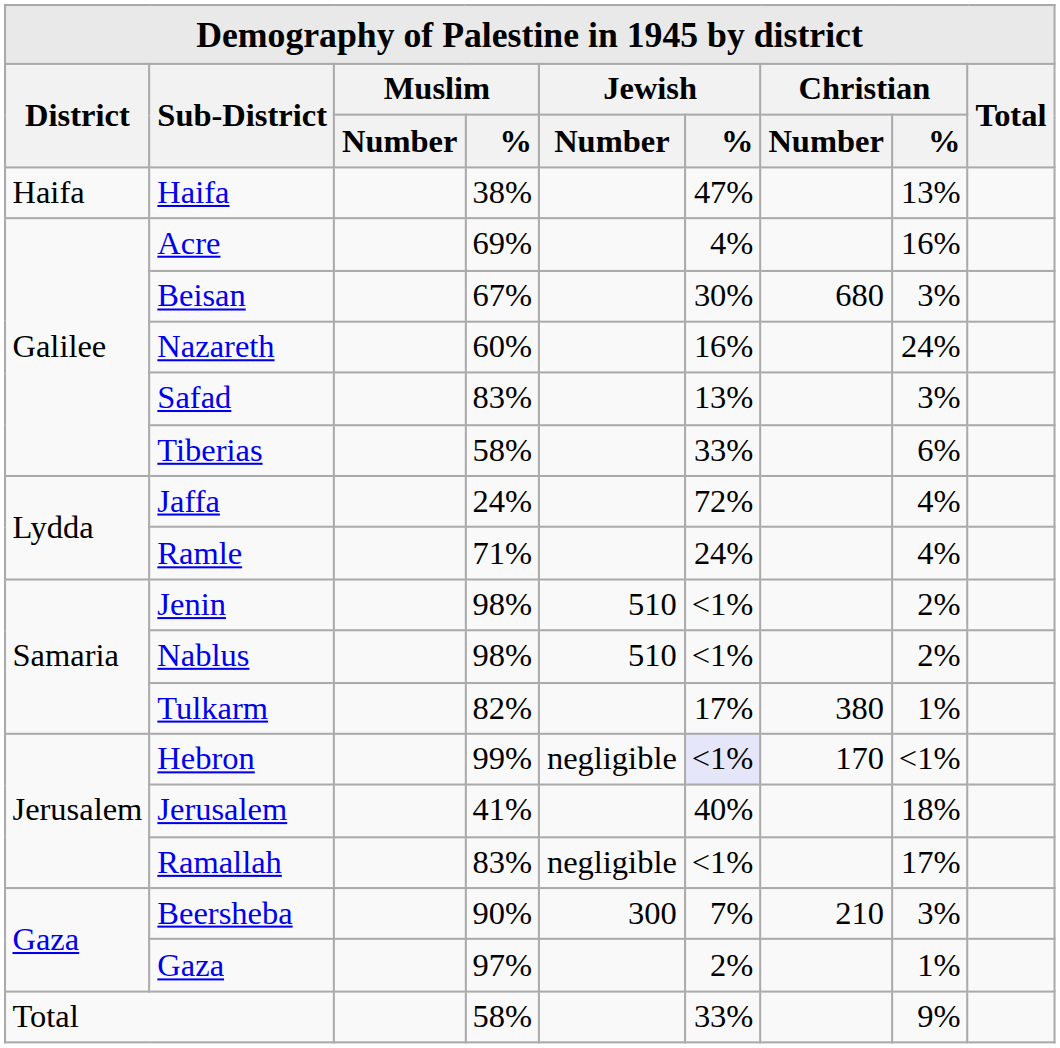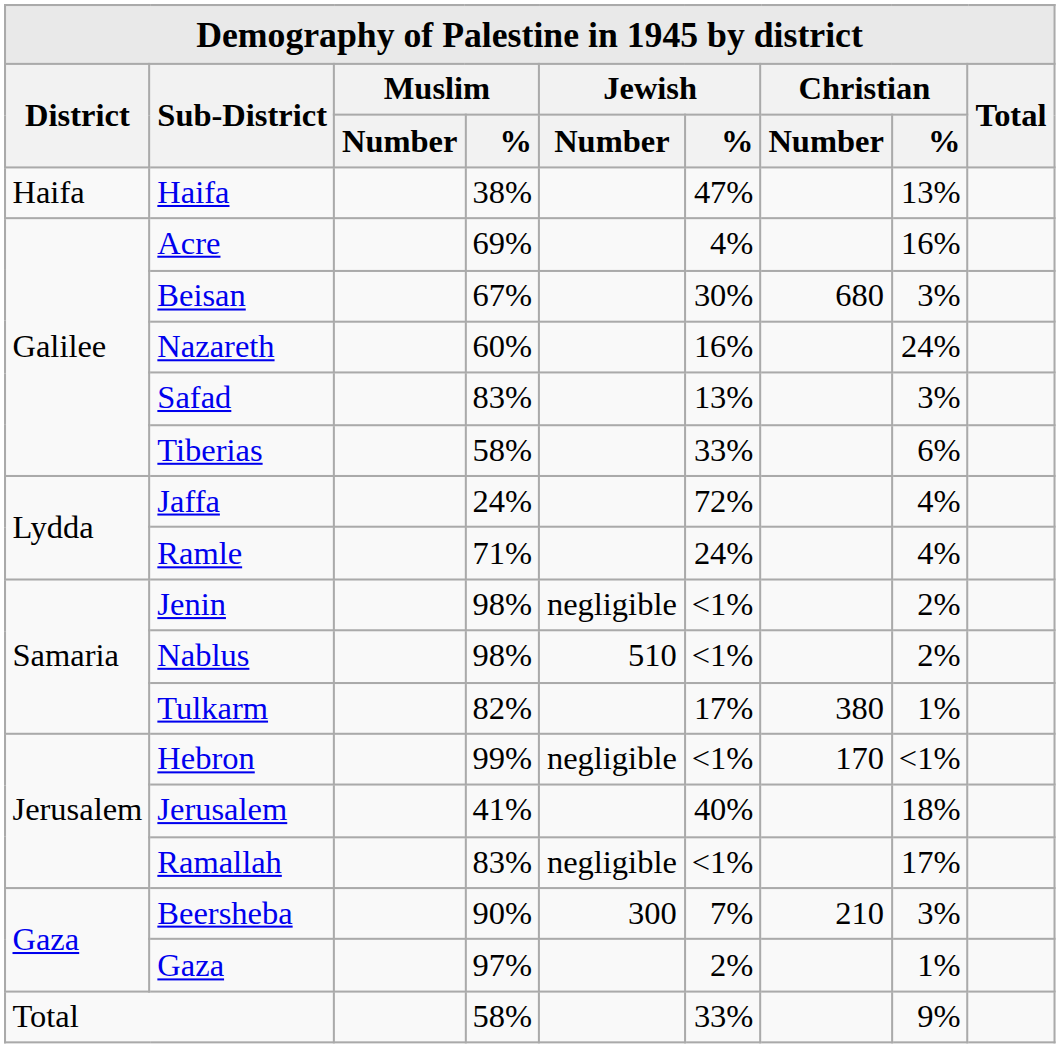(652, 604) 510 -> (612, 604) negligible
(723, 758) lavender background -> (723, 758) no background
